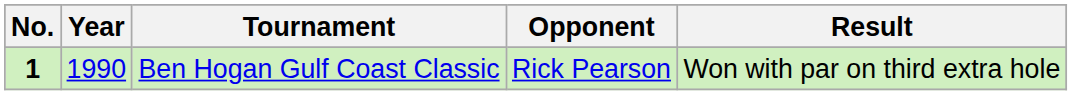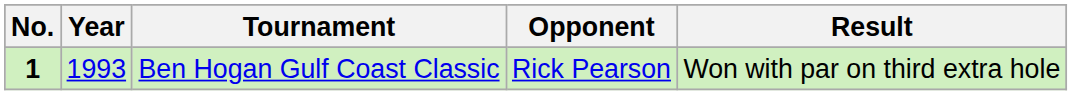(96, 69) 1990 -> (96, 69) 1993
